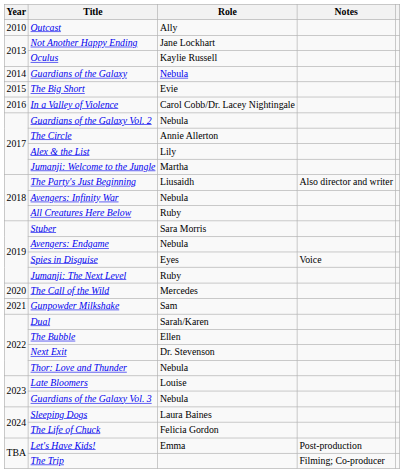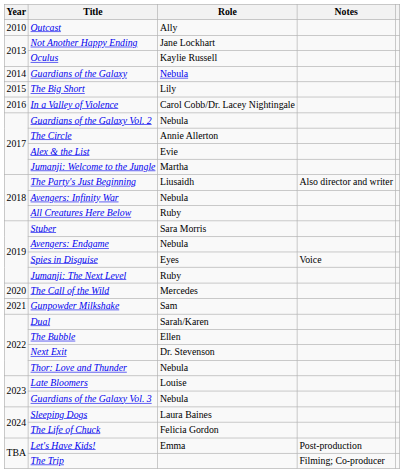(169, 89) Evie -> (168, 89) Lily
(168, 151) Lily -> (169, 151) Evie
